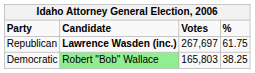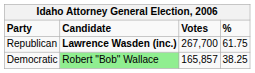(200, 44) 267,697 -> (200, 44) 267,700
(200, 60) 165,803 -> (200, 60) 165,857
